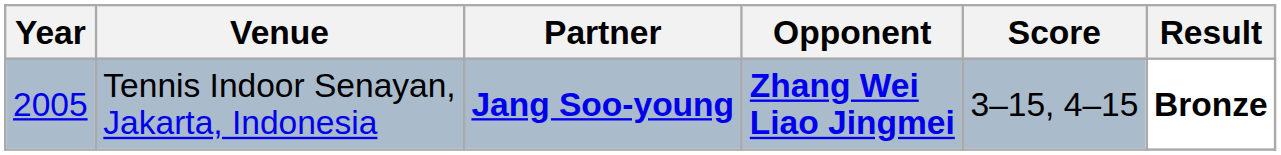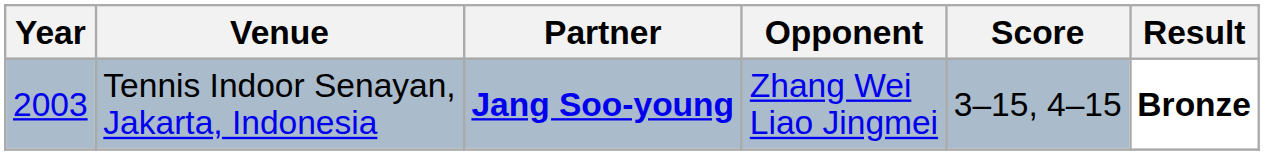(50, 104) 2005 -> (50, 104) 2003
(852, 104) bold -> (844, 104) normal
